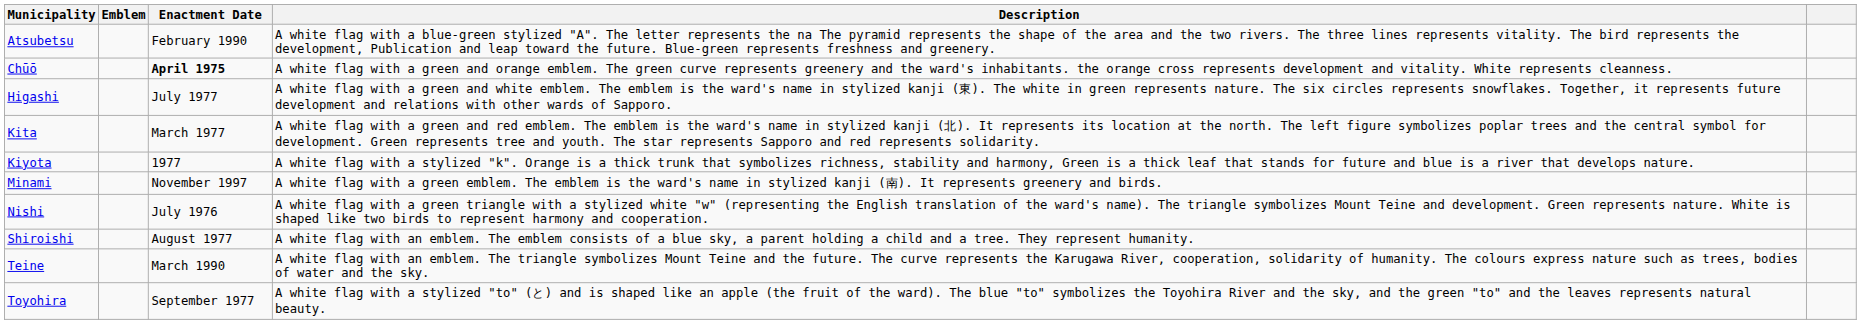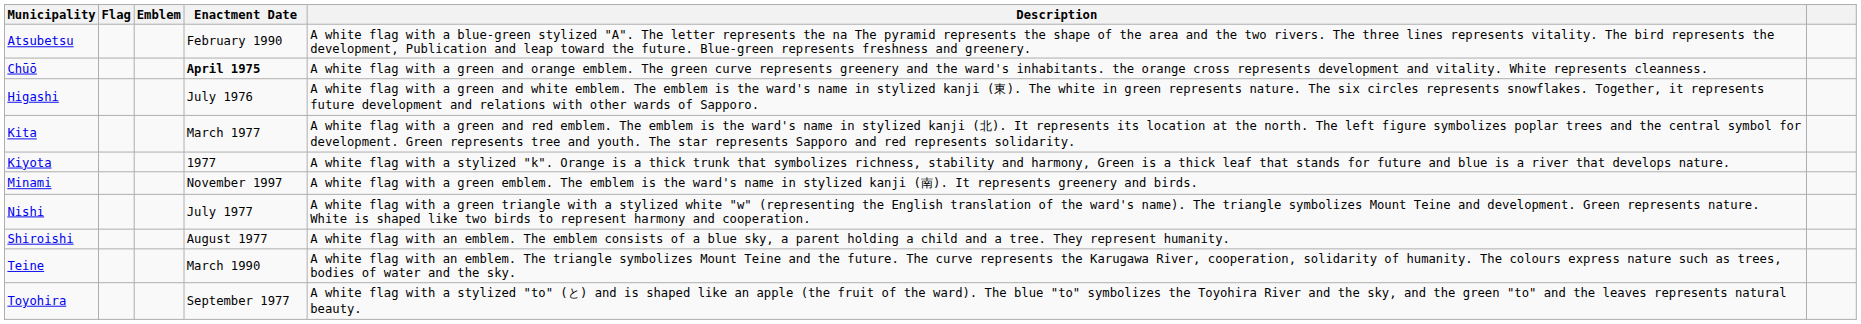+ column: (116, 14)
(185, 97) July 1977 -> (220, 97) July 1976
(185, 212) July 1976 -> (220, 212) July 1977
